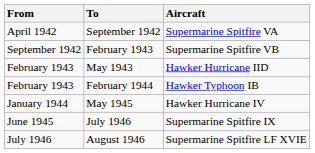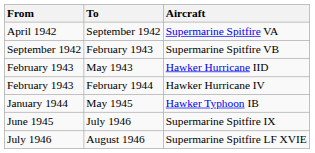(212, 85) Hawker Typhoon IB -> (215, 85) Hawker Hurricane IV
(215, 103) Hawker Hurricane IV -> (212, 103) Hawker Typhoon IB
